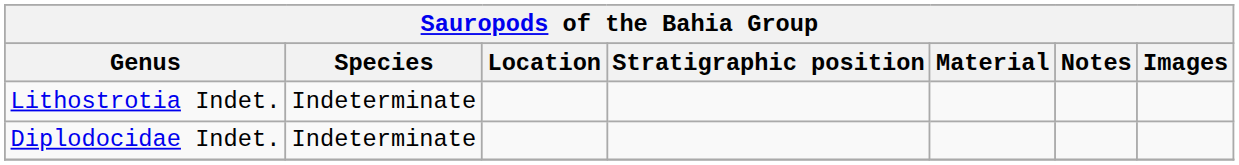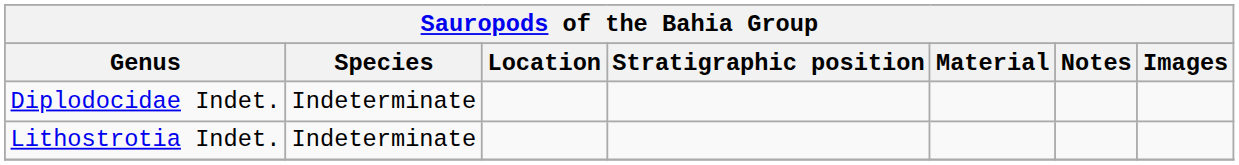rows swapped: (145, 140) <-> (145, 101)
